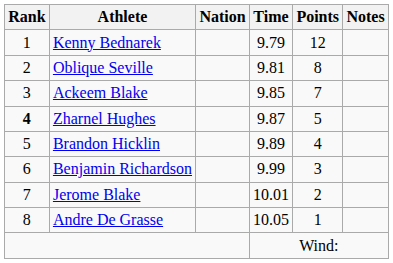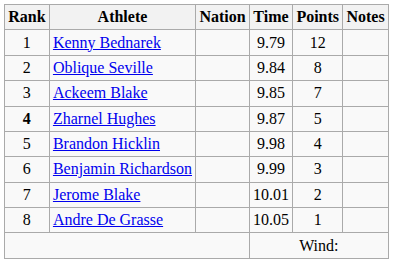(271, 67) 9.81 -> (271, 67) 9.84
(271, 144) 9.89 -> (271, 144) 9.98
